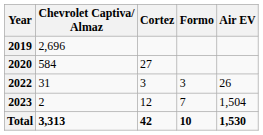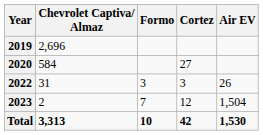columns swapped: (157, 20) <-> (197, 20)
